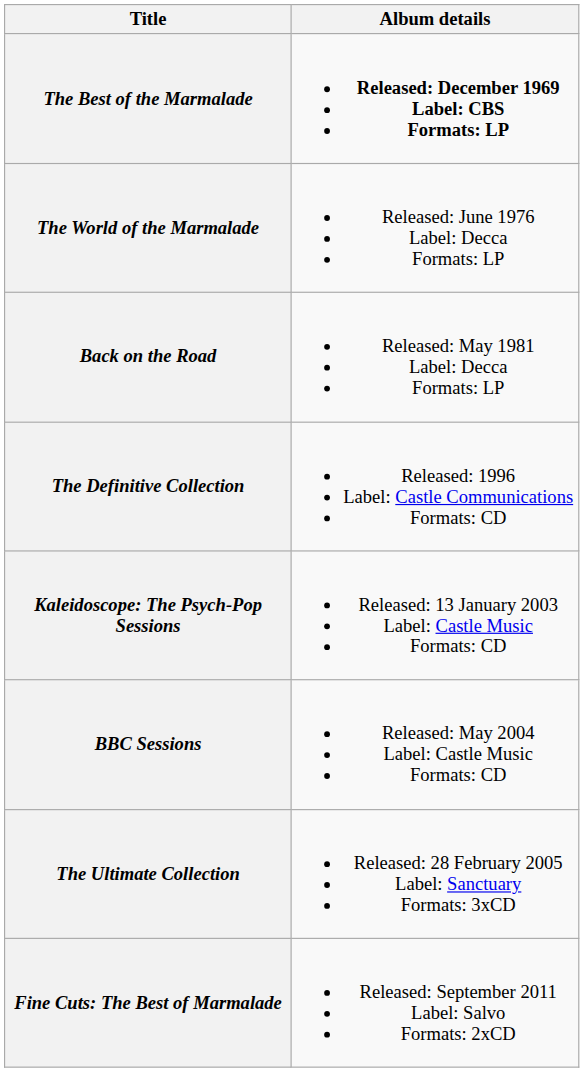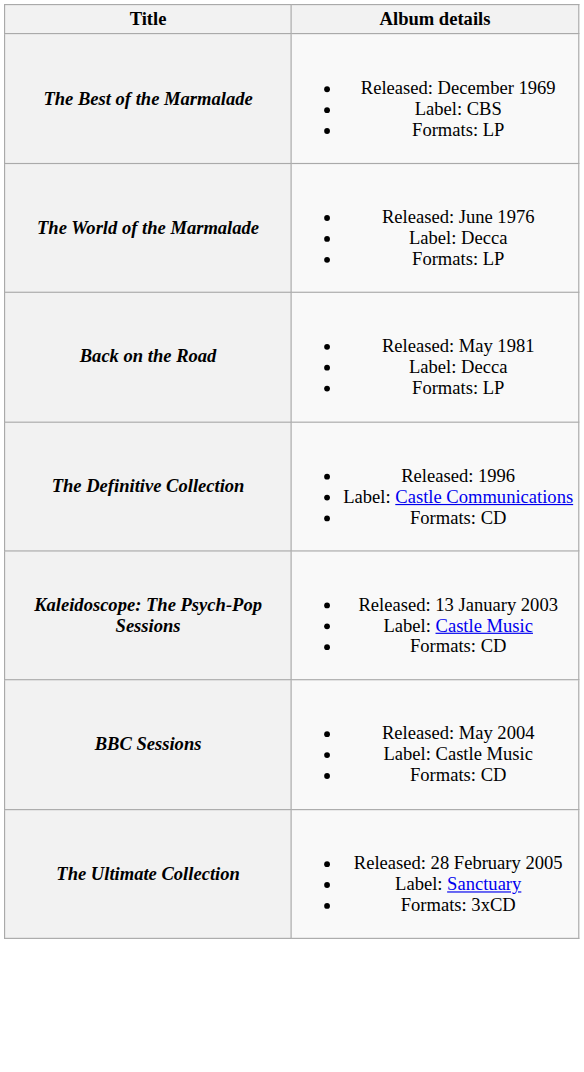(435, 109) bold -> (435, 109) normal
- row: (148, 1002)
